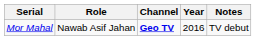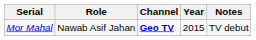(194, 27) 2016 -> (194, 27) 2015
